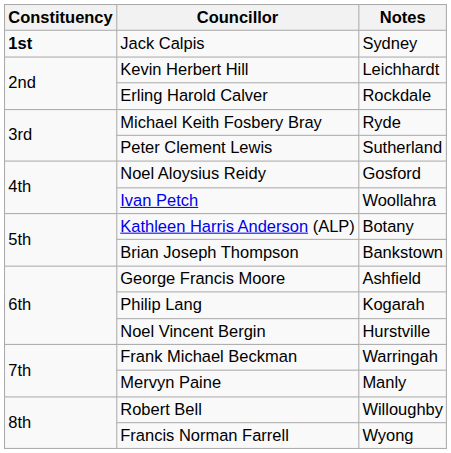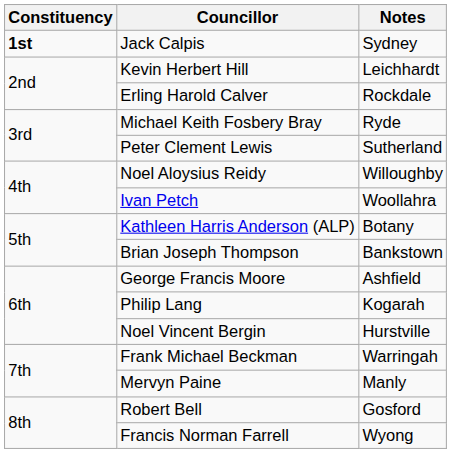(392, 174) Gosford -> (403, 174) Willoughby
(403, 409) Willoughby -> (392, 409) Gosford
